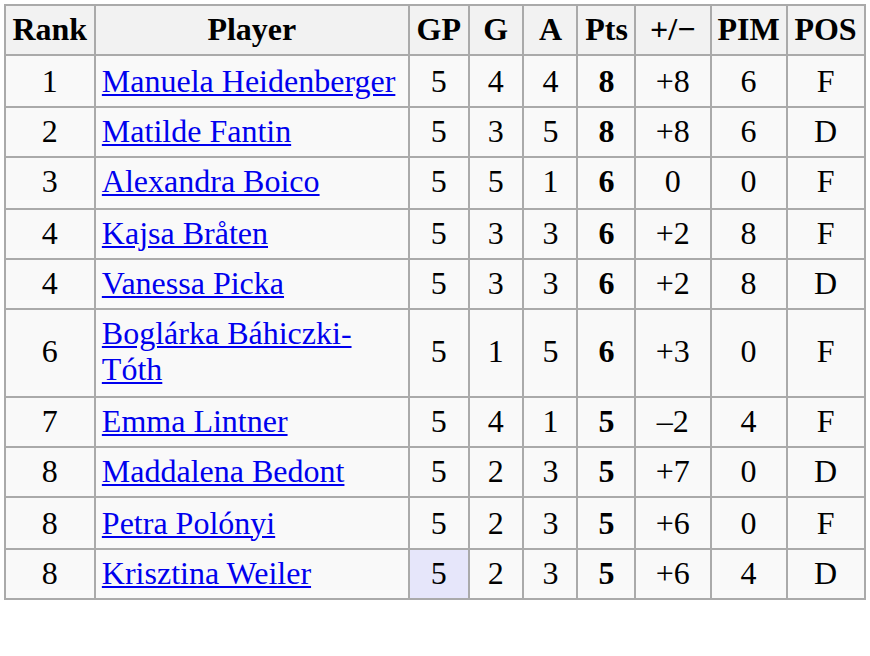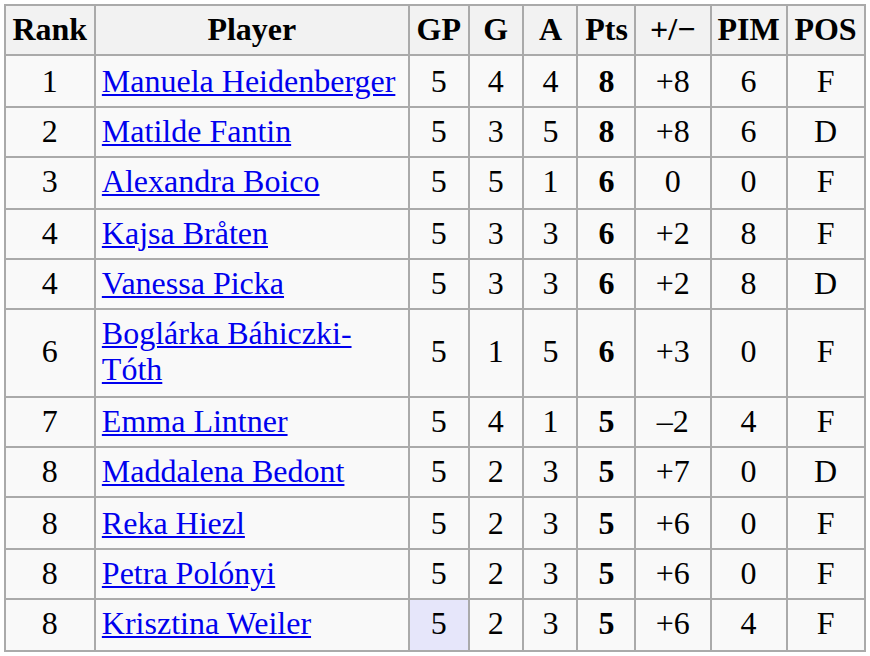+ row: (173, 522)
(826, 573) D -> (826, 624) F
